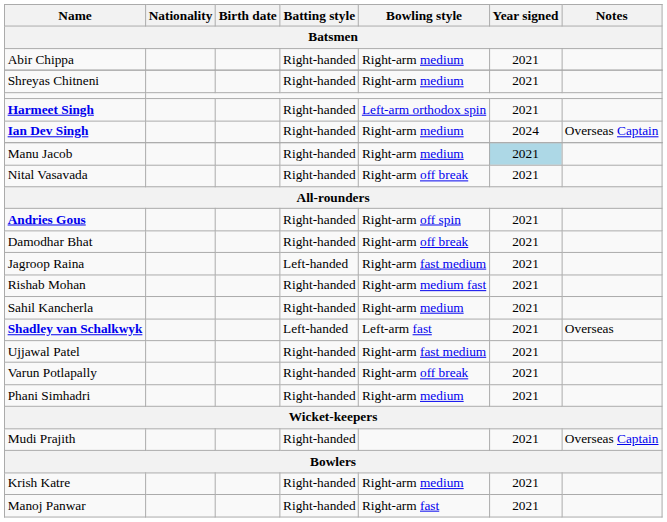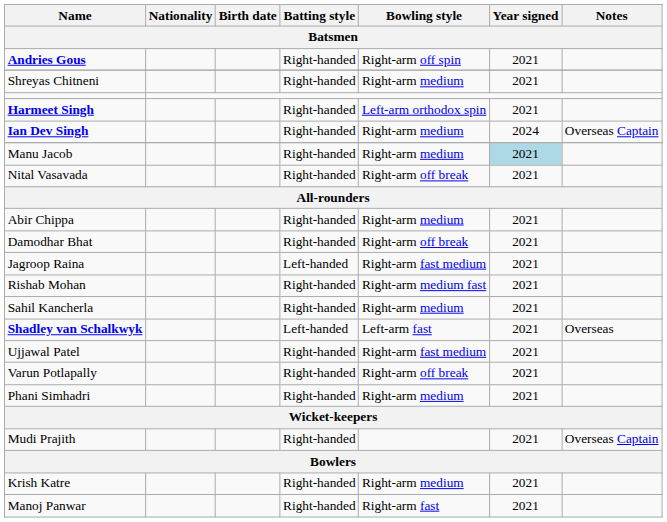rows swapped: (47, 219) <-> (41, 59)
